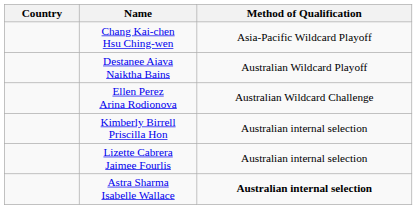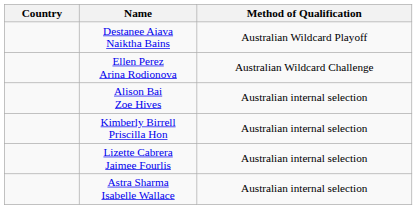- row: (138, 37)
+ row: (138, 98)
(304, 189) bold -> (304, 189) normal
